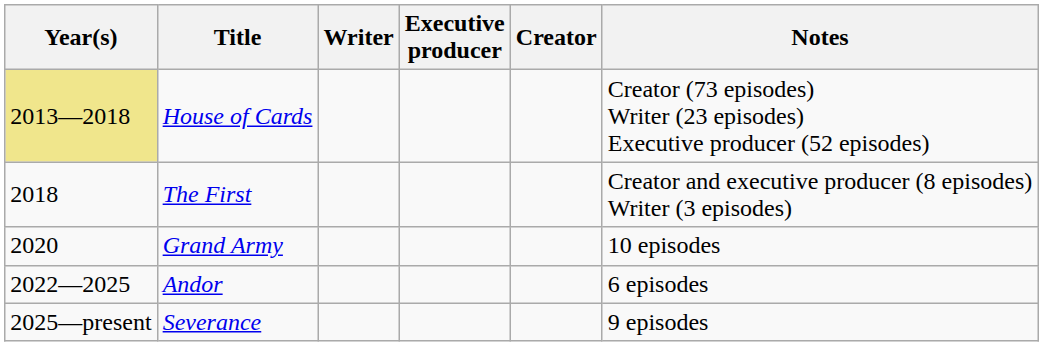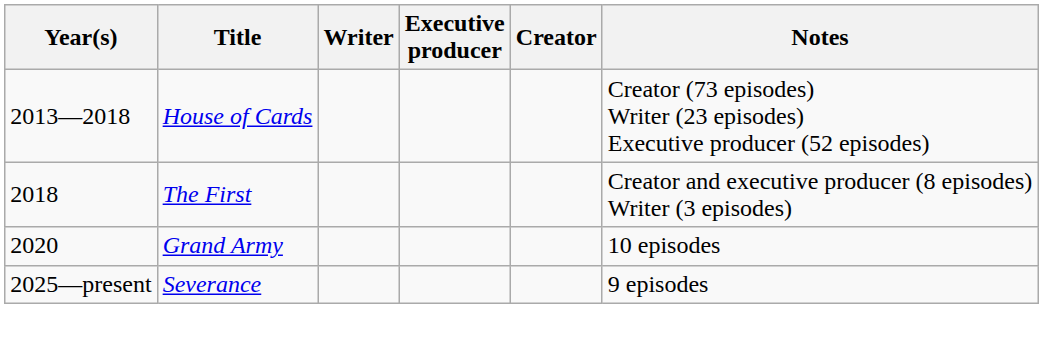(70, 115) khaki background -> (70, 115) no background
- row: (193, 283)
